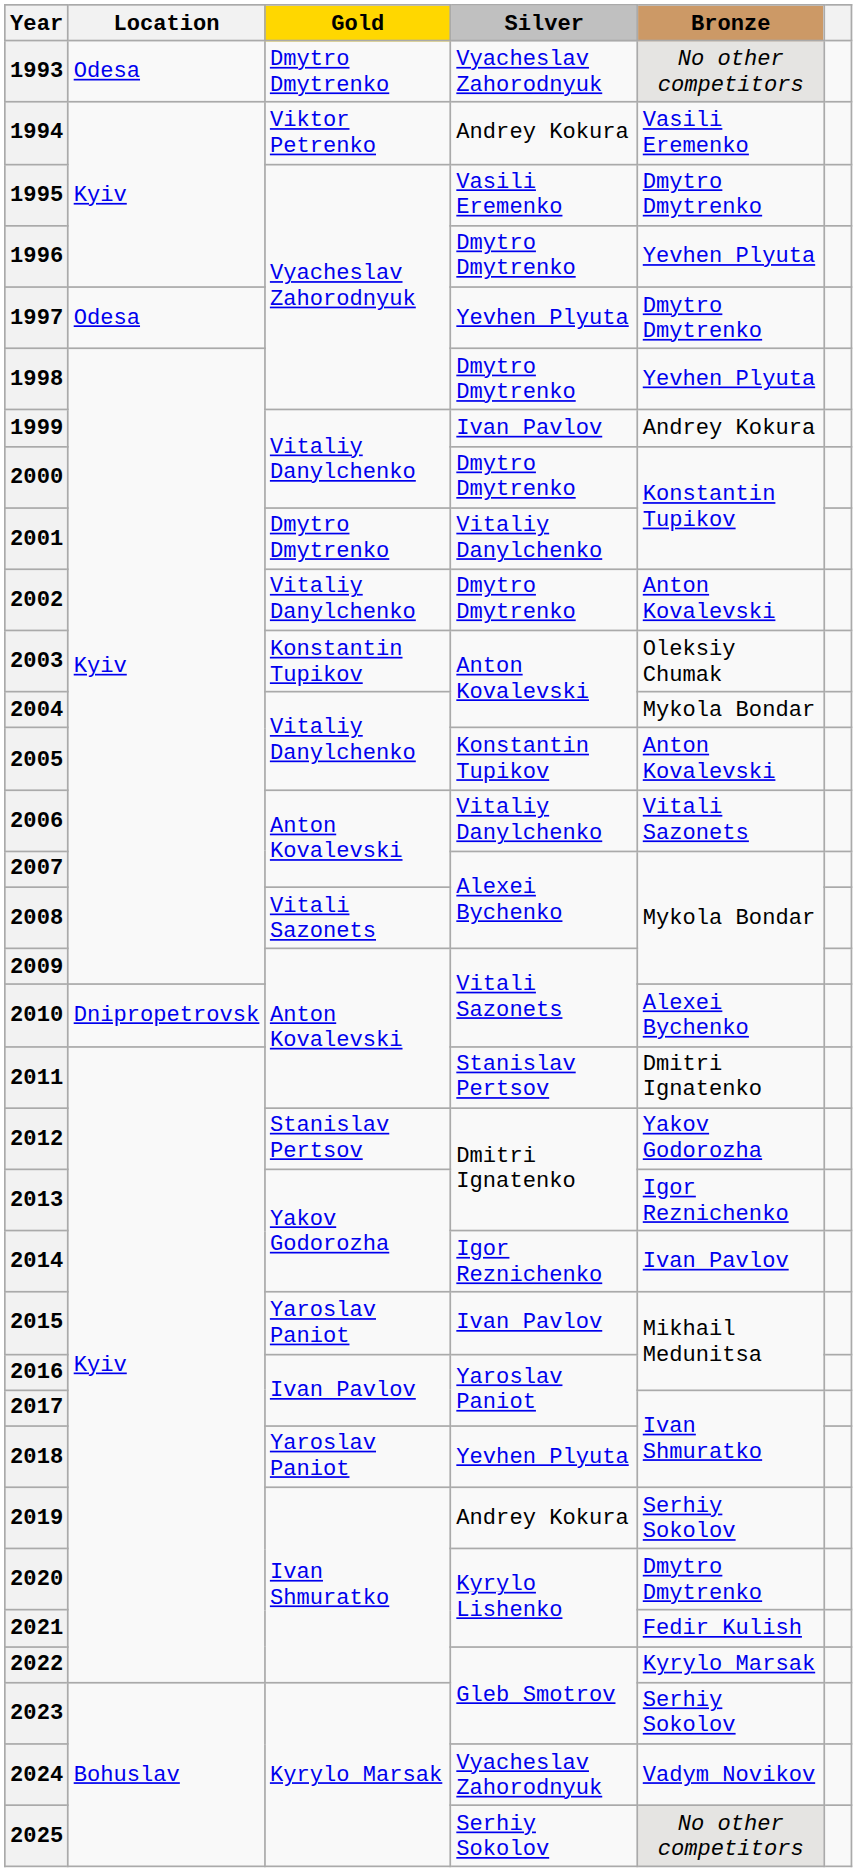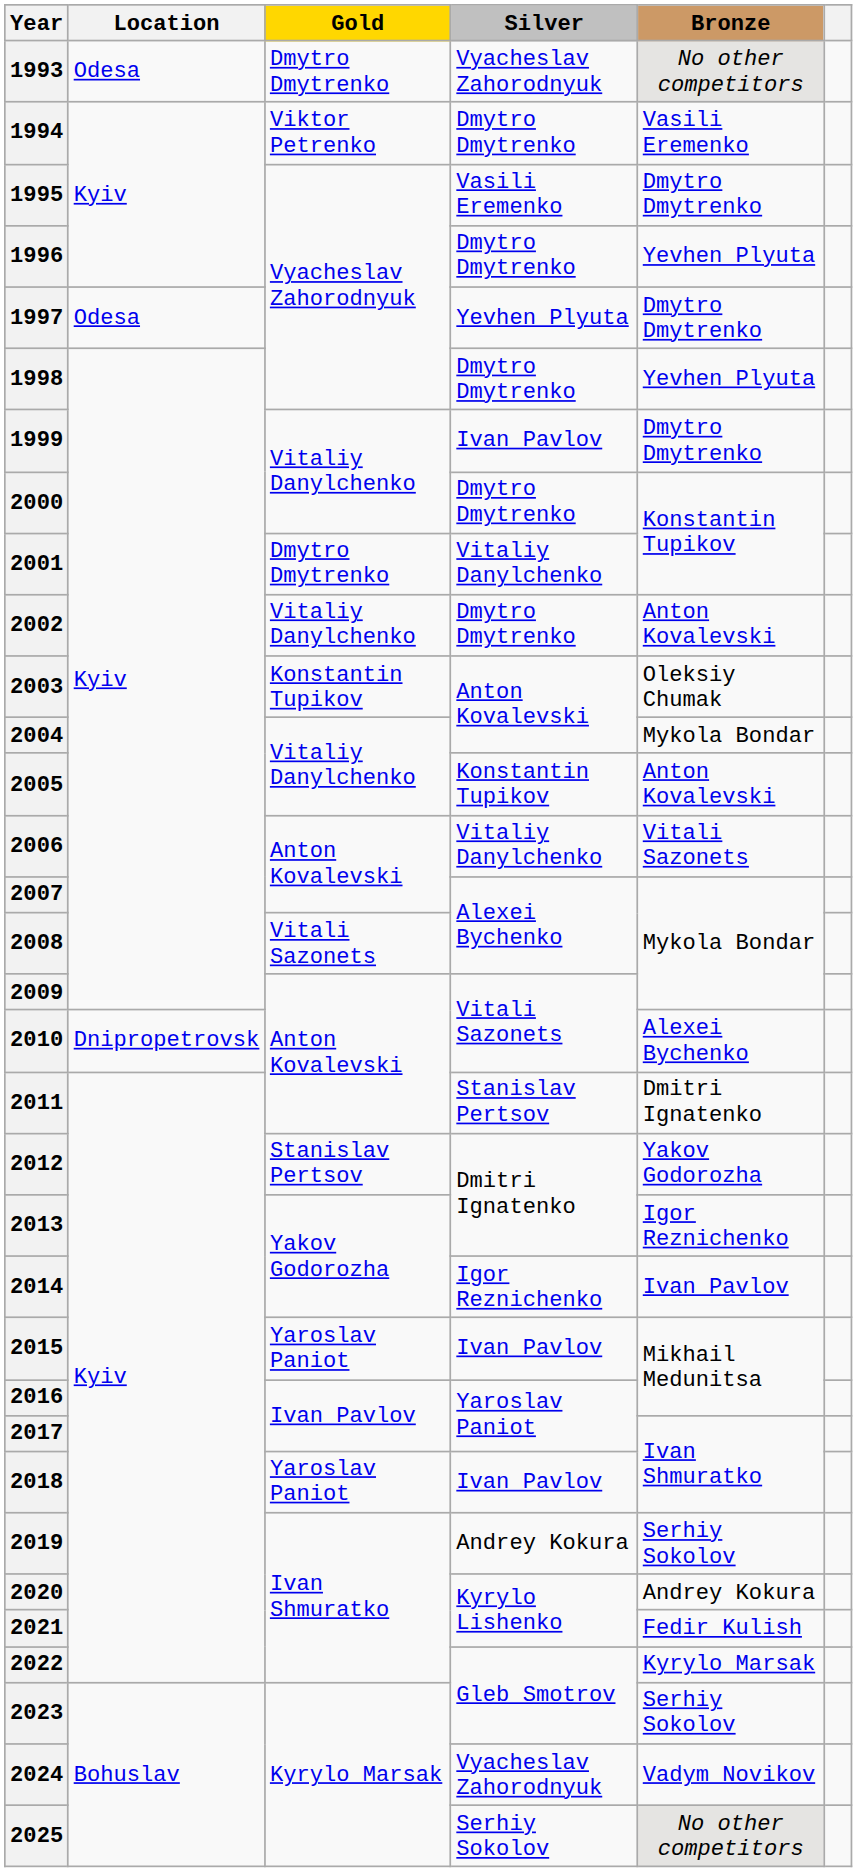(543, 133) Andrey Kokura -> (516, 133) Dmytro Dmytrenko
(729, 428) Andrey Kokura -> (702, 441) Dmytro Dmytrenko
(543, 1457) Yevhen Plyuta -> (529, 1482) Ivan Pavlov
(702, 1580) Dmytro Dmytrenko -> (729, 1592) Andrey Kokura
